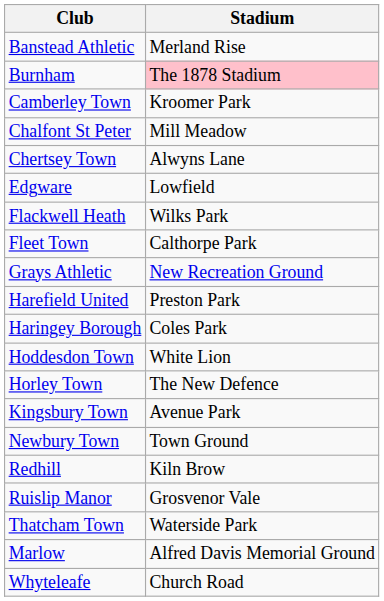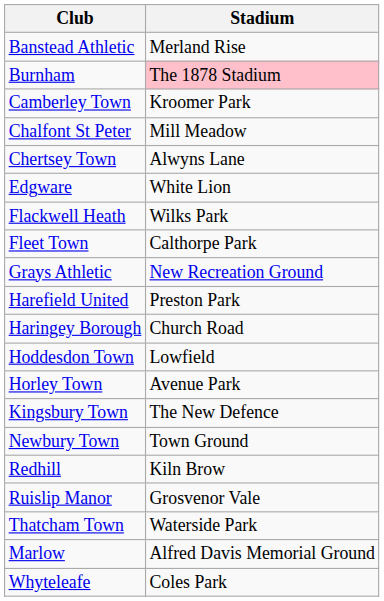(182, 187) Lowfield -> (190, 187) White Lion
(188, 328) Coles Park -> (197, 328) Church Road
(190, 356) White Lion -> (182, 356) Lowfield
(214, 384) The New Defence -> (195, 384) Avenue Park
(195, 412) Avenue Park -> (214, 412) The New Defence
(197, 581) Church Road -> (188, 581) Coles Park
